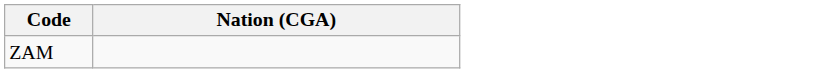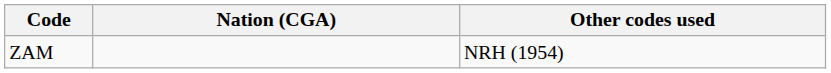+ column: (643, 20)
